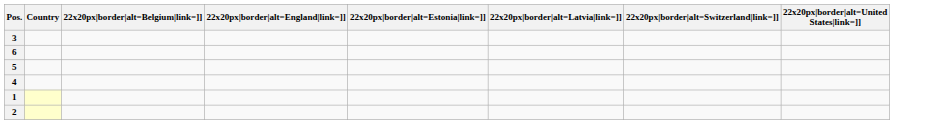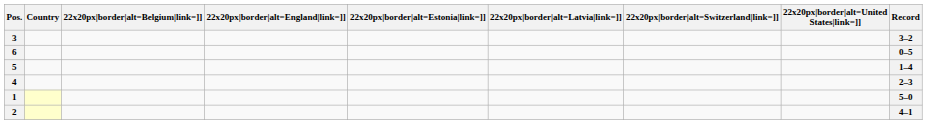+ column: (906, 17)
